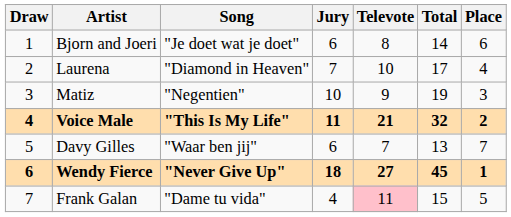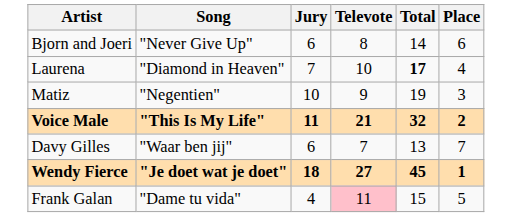- column: (29, 17)
(232, 43) "Je doet wat je doet" -> (196, 43) "Never Give Up"
(440, 69) normal -> (418, 69) bold
(225, 172) "Never Give Up" -> (213, 172) "Je doet wat je doet"
